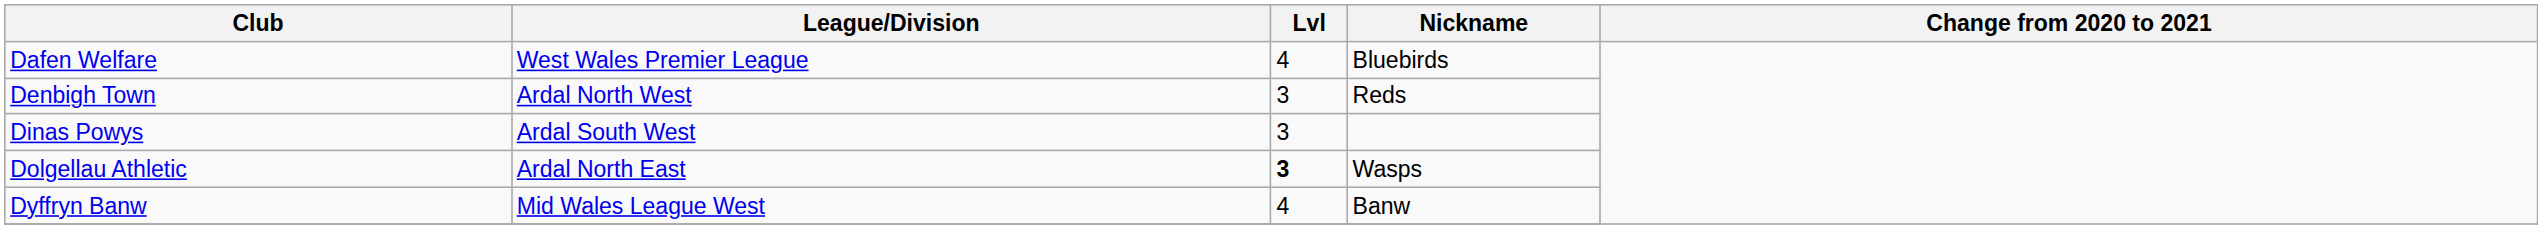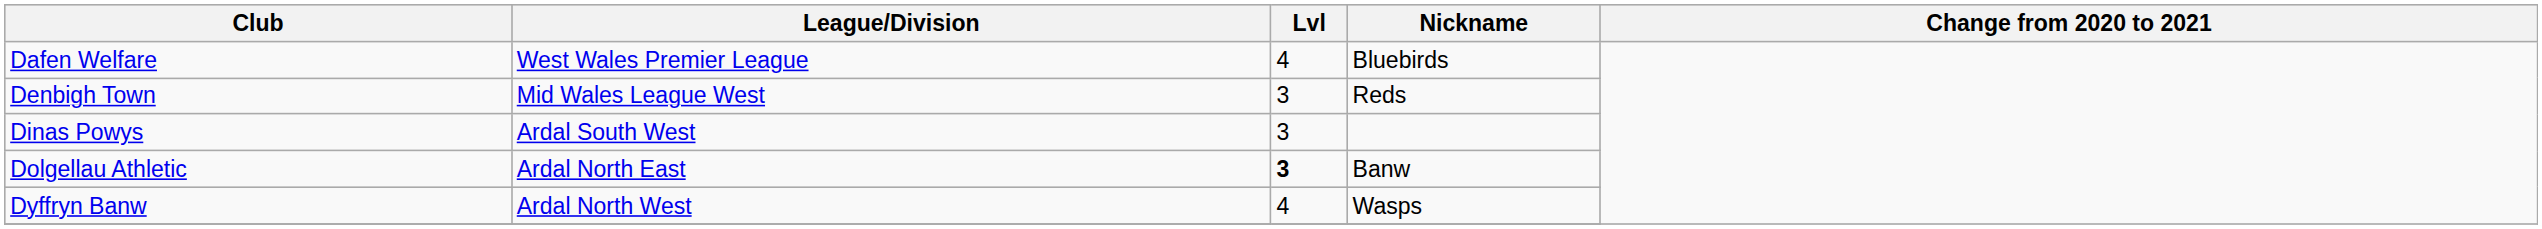(604, 96) Ardal North West -> (641, 96) Mid Wales League West
(1387, 169) Wasps -> (1381, 169) Banw
(641, 205) Mid Wales League West -> (604, 205) Ardal North West
(1381, 205) Banw -> (1387, 205) Wasps
